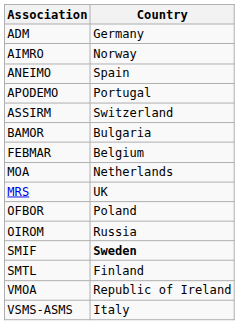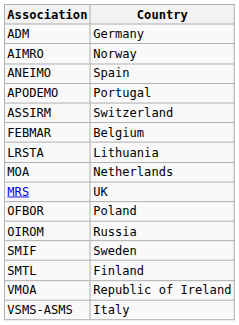- row: (26, 133)
+ row: (26, 152)
(115, 251) bold -> (115, 251) normal
